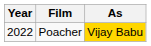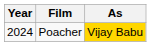(20, 32) 2022 -> (20, 32) 2024
